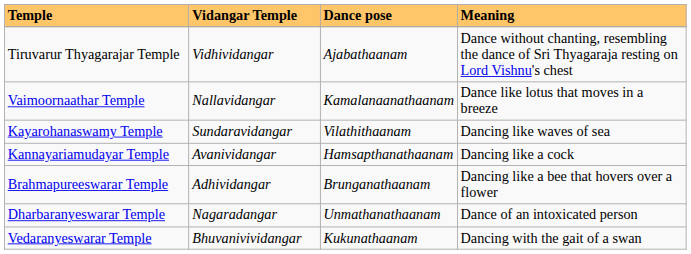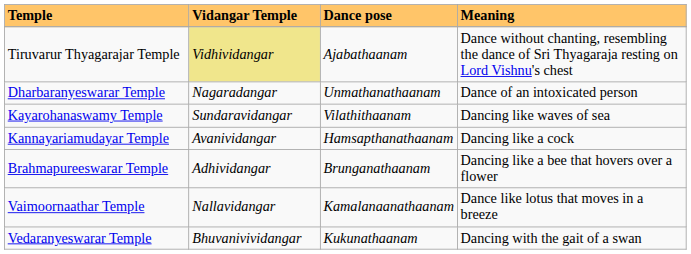(233, 54) no background -> (233, 54) khaki background
rows swapped: (86, 215) <-> (76, 101)
